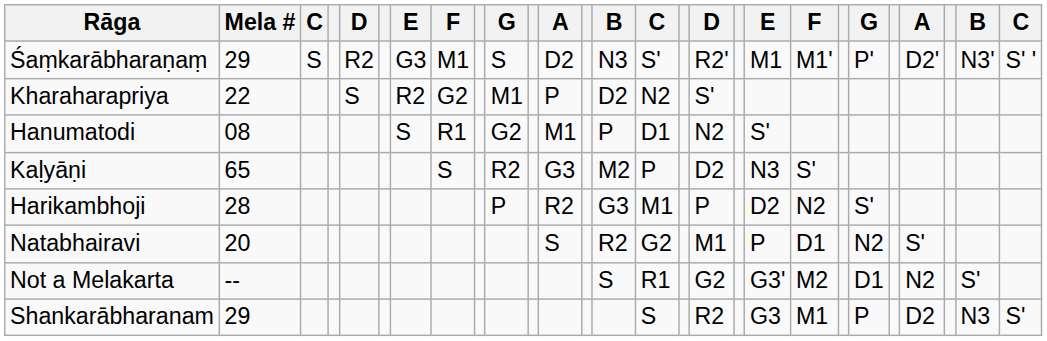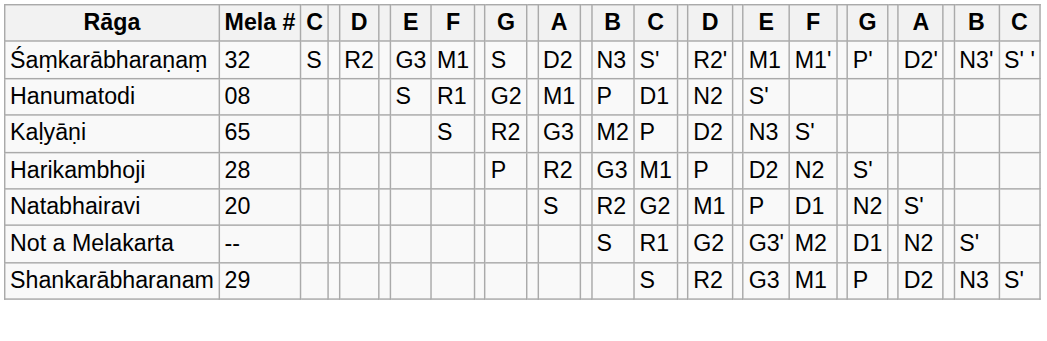(237, 59) 29 -> (237, 59) 32
- row: (89, 96)
